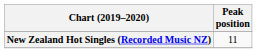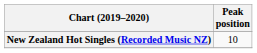(233, 39) 11 -> (233, 39) 10
